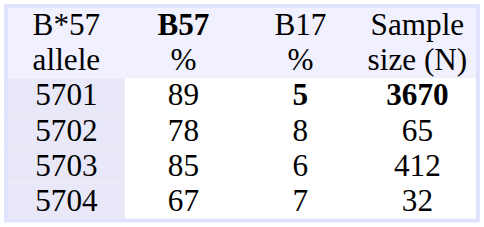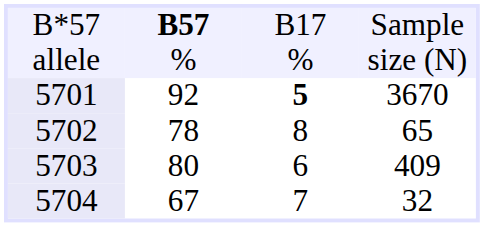(183, 95) 89 -> (183, 95) 92
(417, 95) bold -> (417, 95) normal
(183, 165) 85 -> (183, 165) 80
(417, 165) 412 -> (417, 165) 409
